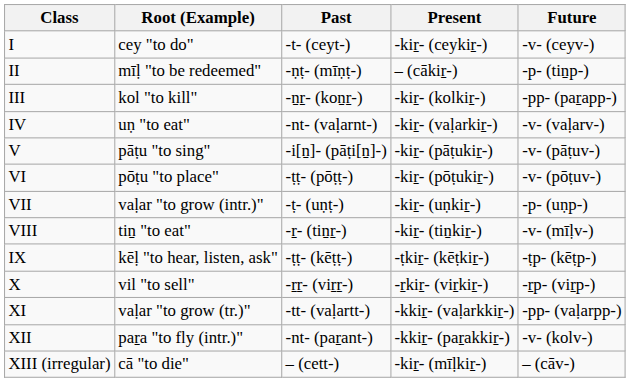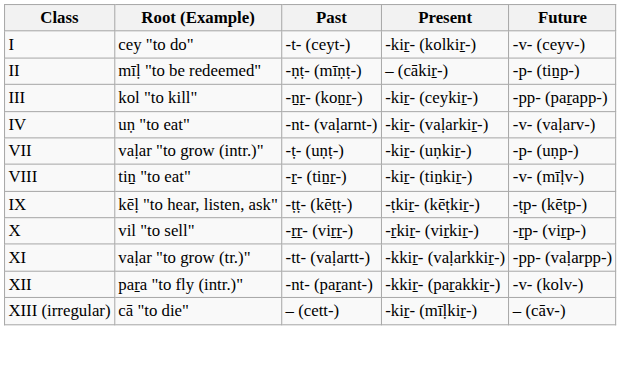(441, 44) -kiṟ- (ceykiṟ-) -> (431, 44) -kiṟ- (kolkiṟ-)
(440, 97) -kiṟ- (kolkiṟ-) -> (432, 97) -kiṟ- (ceykiṟ-)
- row: (14, 151)
- row: (17, 177)
